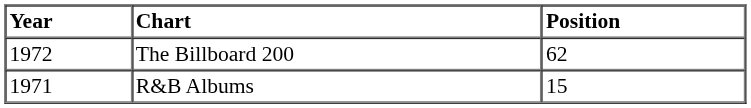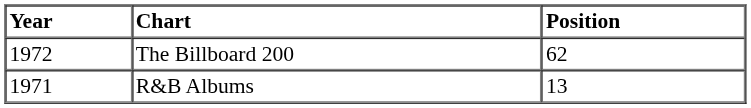(557, 86) 15 -> (557, 86) 13
